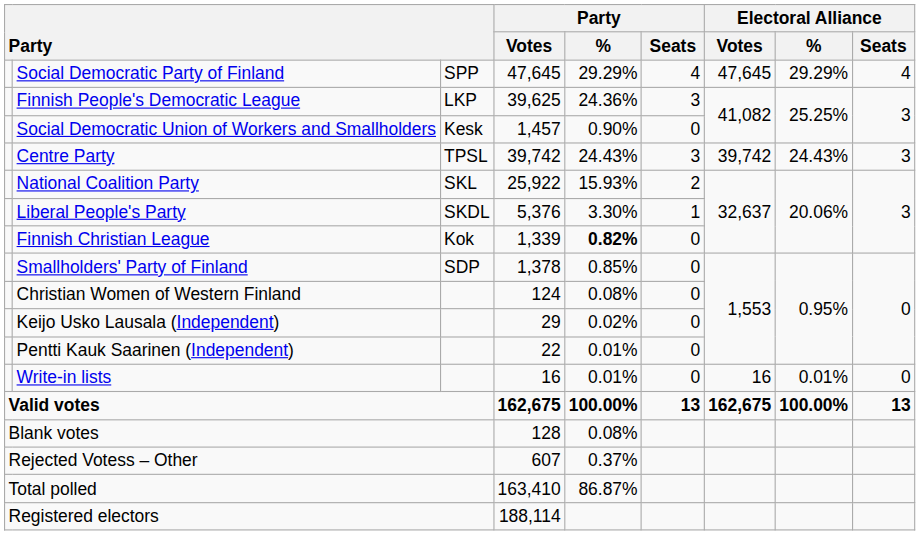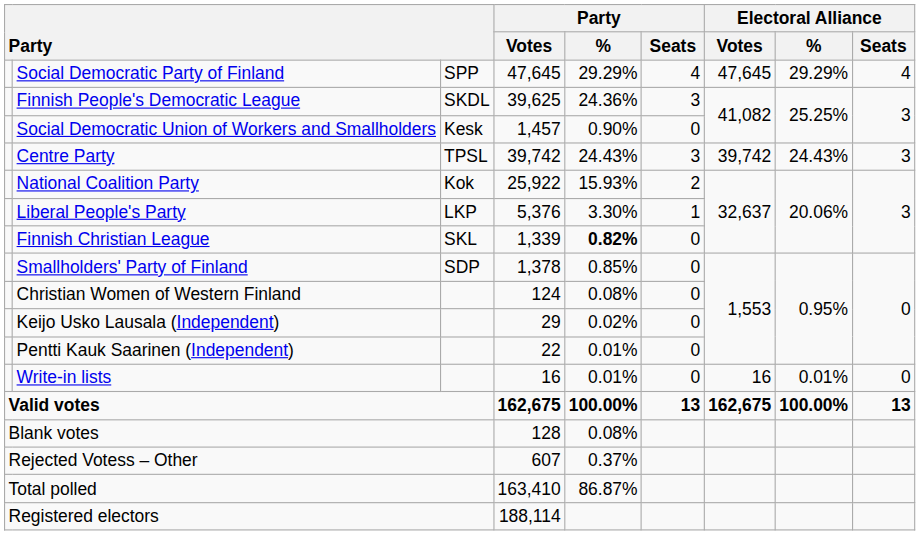(461, 101) LKP -> (467, 101) SKDL
(461, 184) SKL -> (459, 184) Kok
(467, 211) SKDL -> (461, 211) LKP
(459, 239) Kok -> (461, 239) SKL
